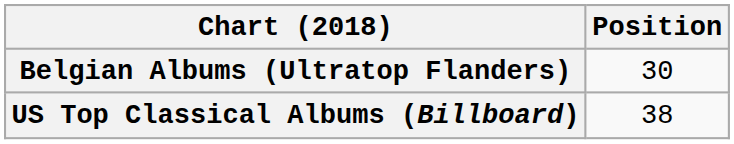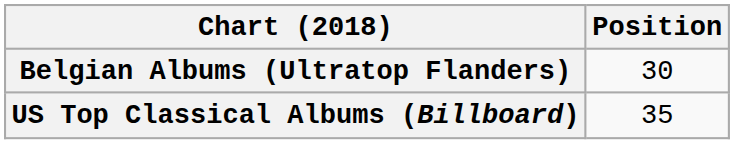(657, 115) 38 -> (657, 115) 35
